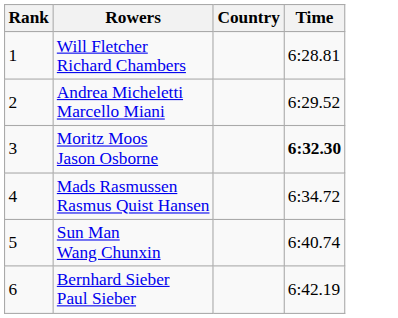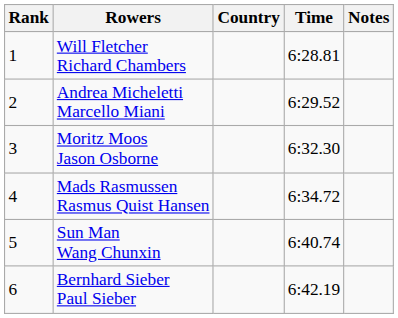+ column: (369, 18)
(314, 149) bold -> (314, 149) normal
